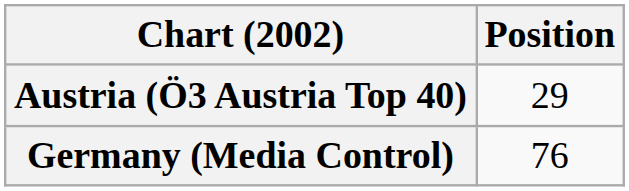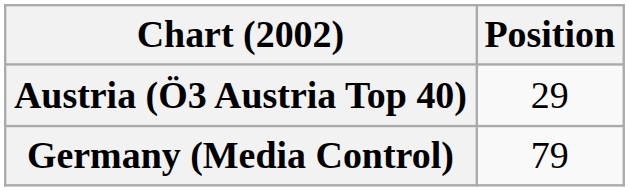(550, 154) 76 -> (550, 154) 79
